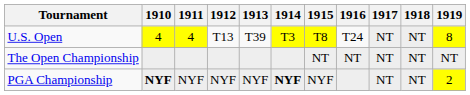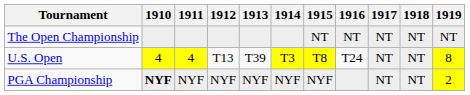rows swapped: (35, 37) <-> (73, 58)
(288, 80) bold -> (287, 80) normal
